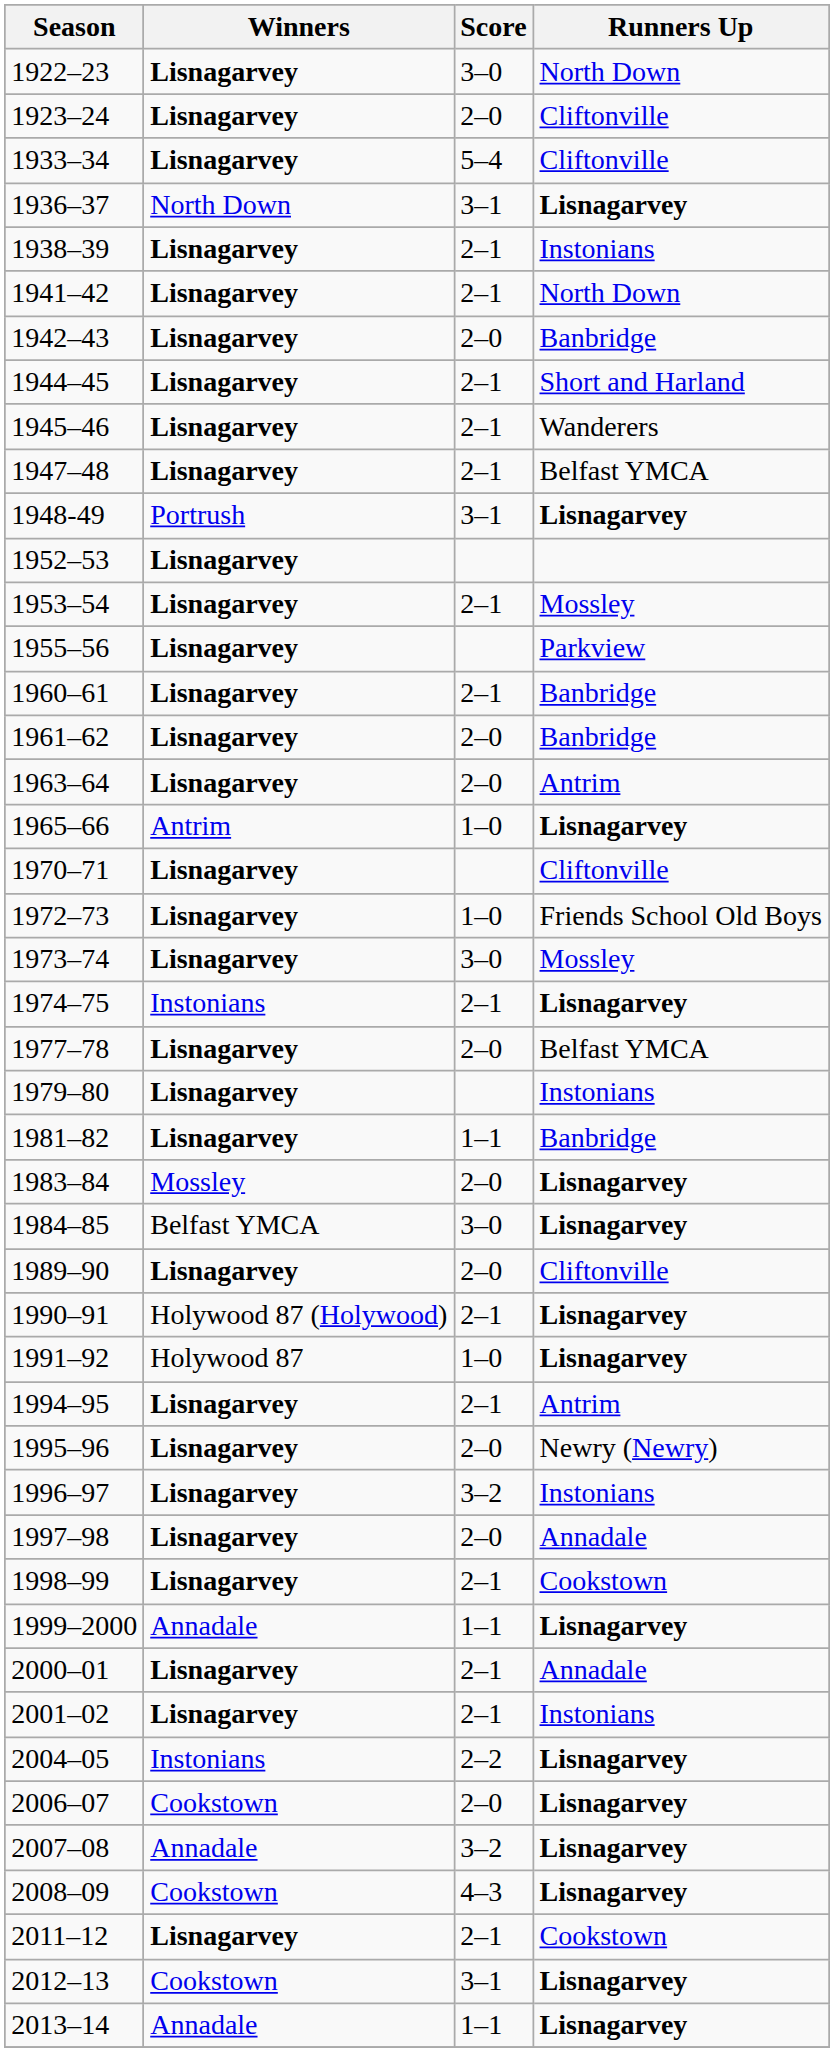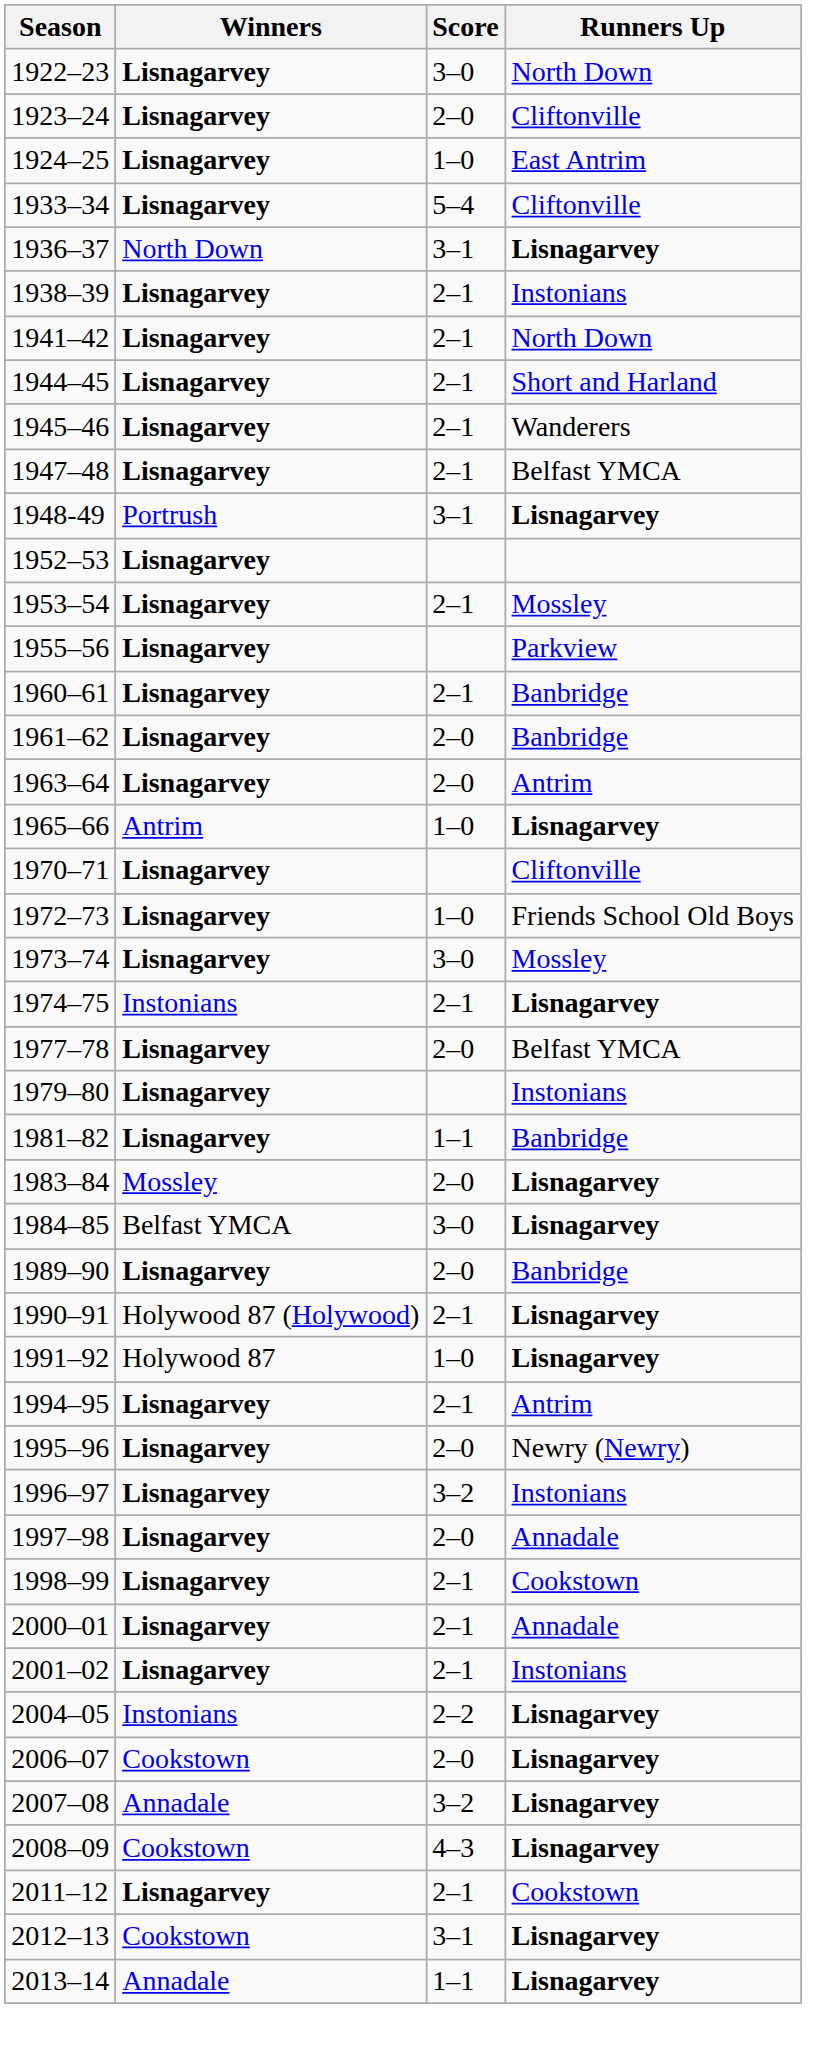+ row: (60, 159)
- row: (60, 337)
(604, 1270) Cliftonville -> (570, 1270) Banbridge
- row: (74, 1625)
